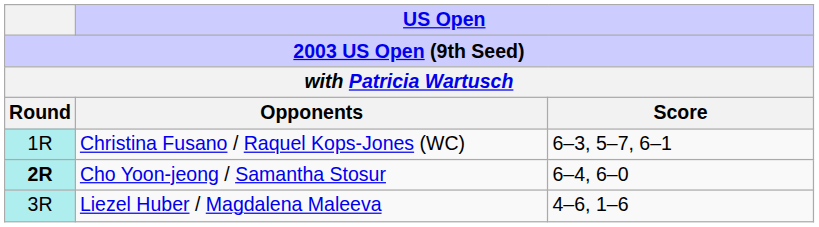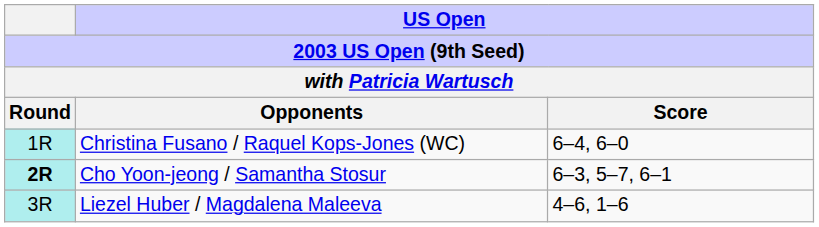(612, 143) 6–3, 5–7, 6–1 -> (590, 143) 6–4, 6–0
(590, 174) 6–4, 6–0 -> (612, 174) 6–3, 5–7, 6–1
